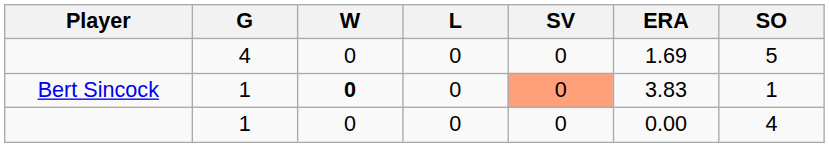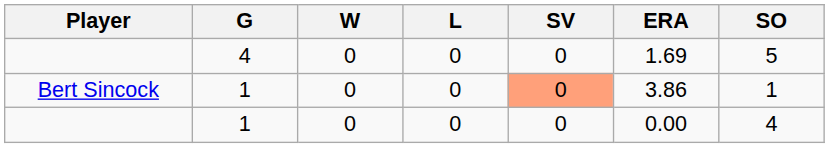(350, 90) bold -> (350, 90) normal
(666, 90) 3.83 -> (666, 90) 3.86
